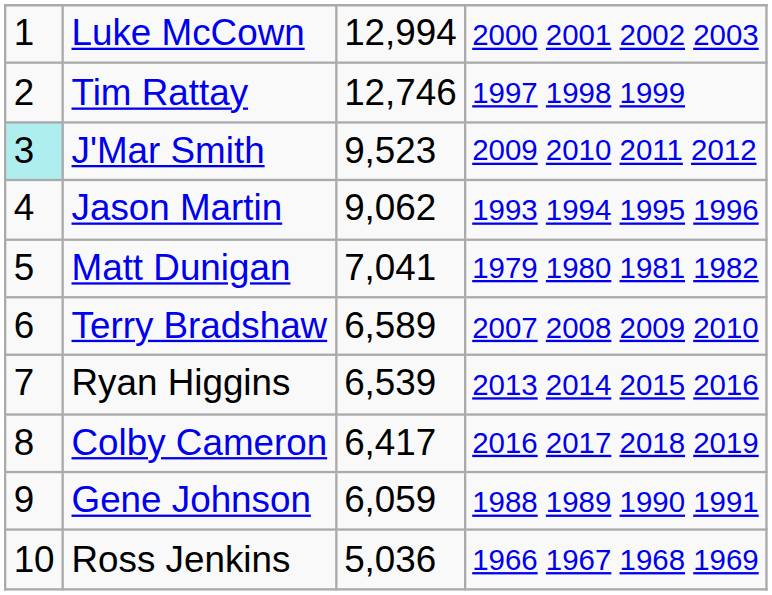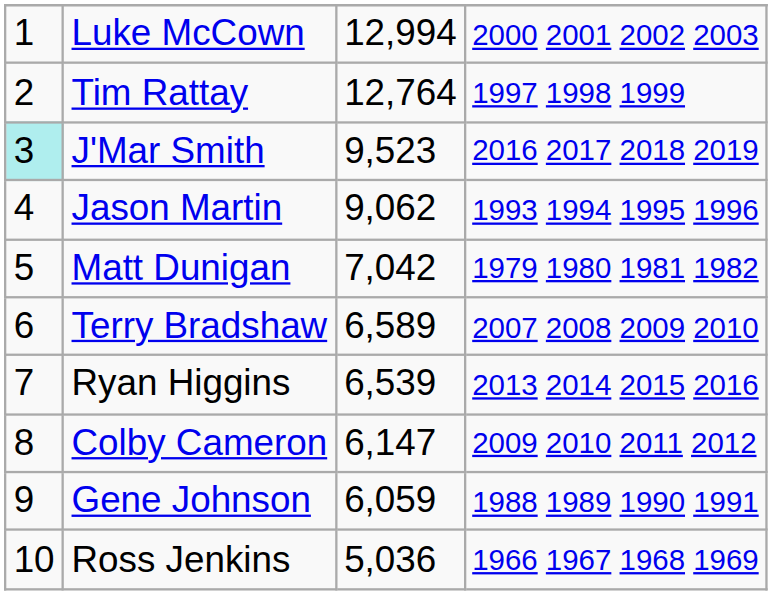(400, 92) 12,746 -> (400, 92) 12,764
(614, 151) 2009 2010 2011 2012 -> (615, 151) 2016 2017 2018 2019
(390, 267) 7,041 -> (390, 267) 7,042
(390, 442) 6,417 -> (390, 442) 6,147
(615, 443) 2016 2017 2018 2019 -> (614, 443) 2009 2010 2011 2012
